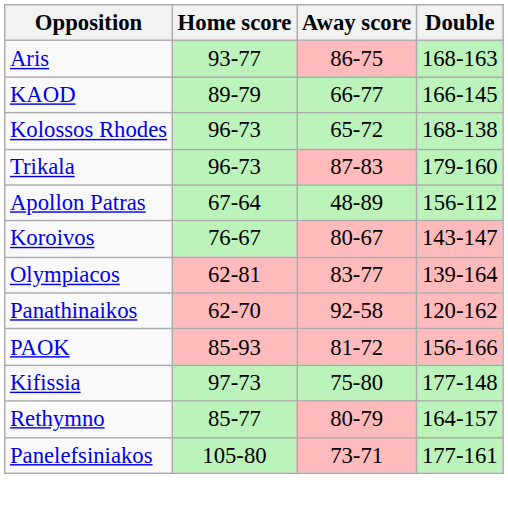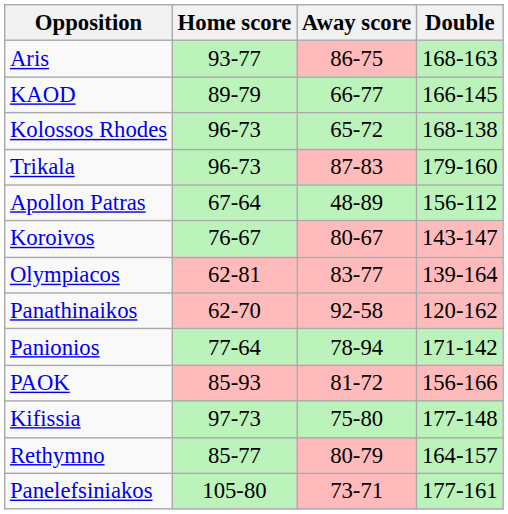+ row: (55, 346)
